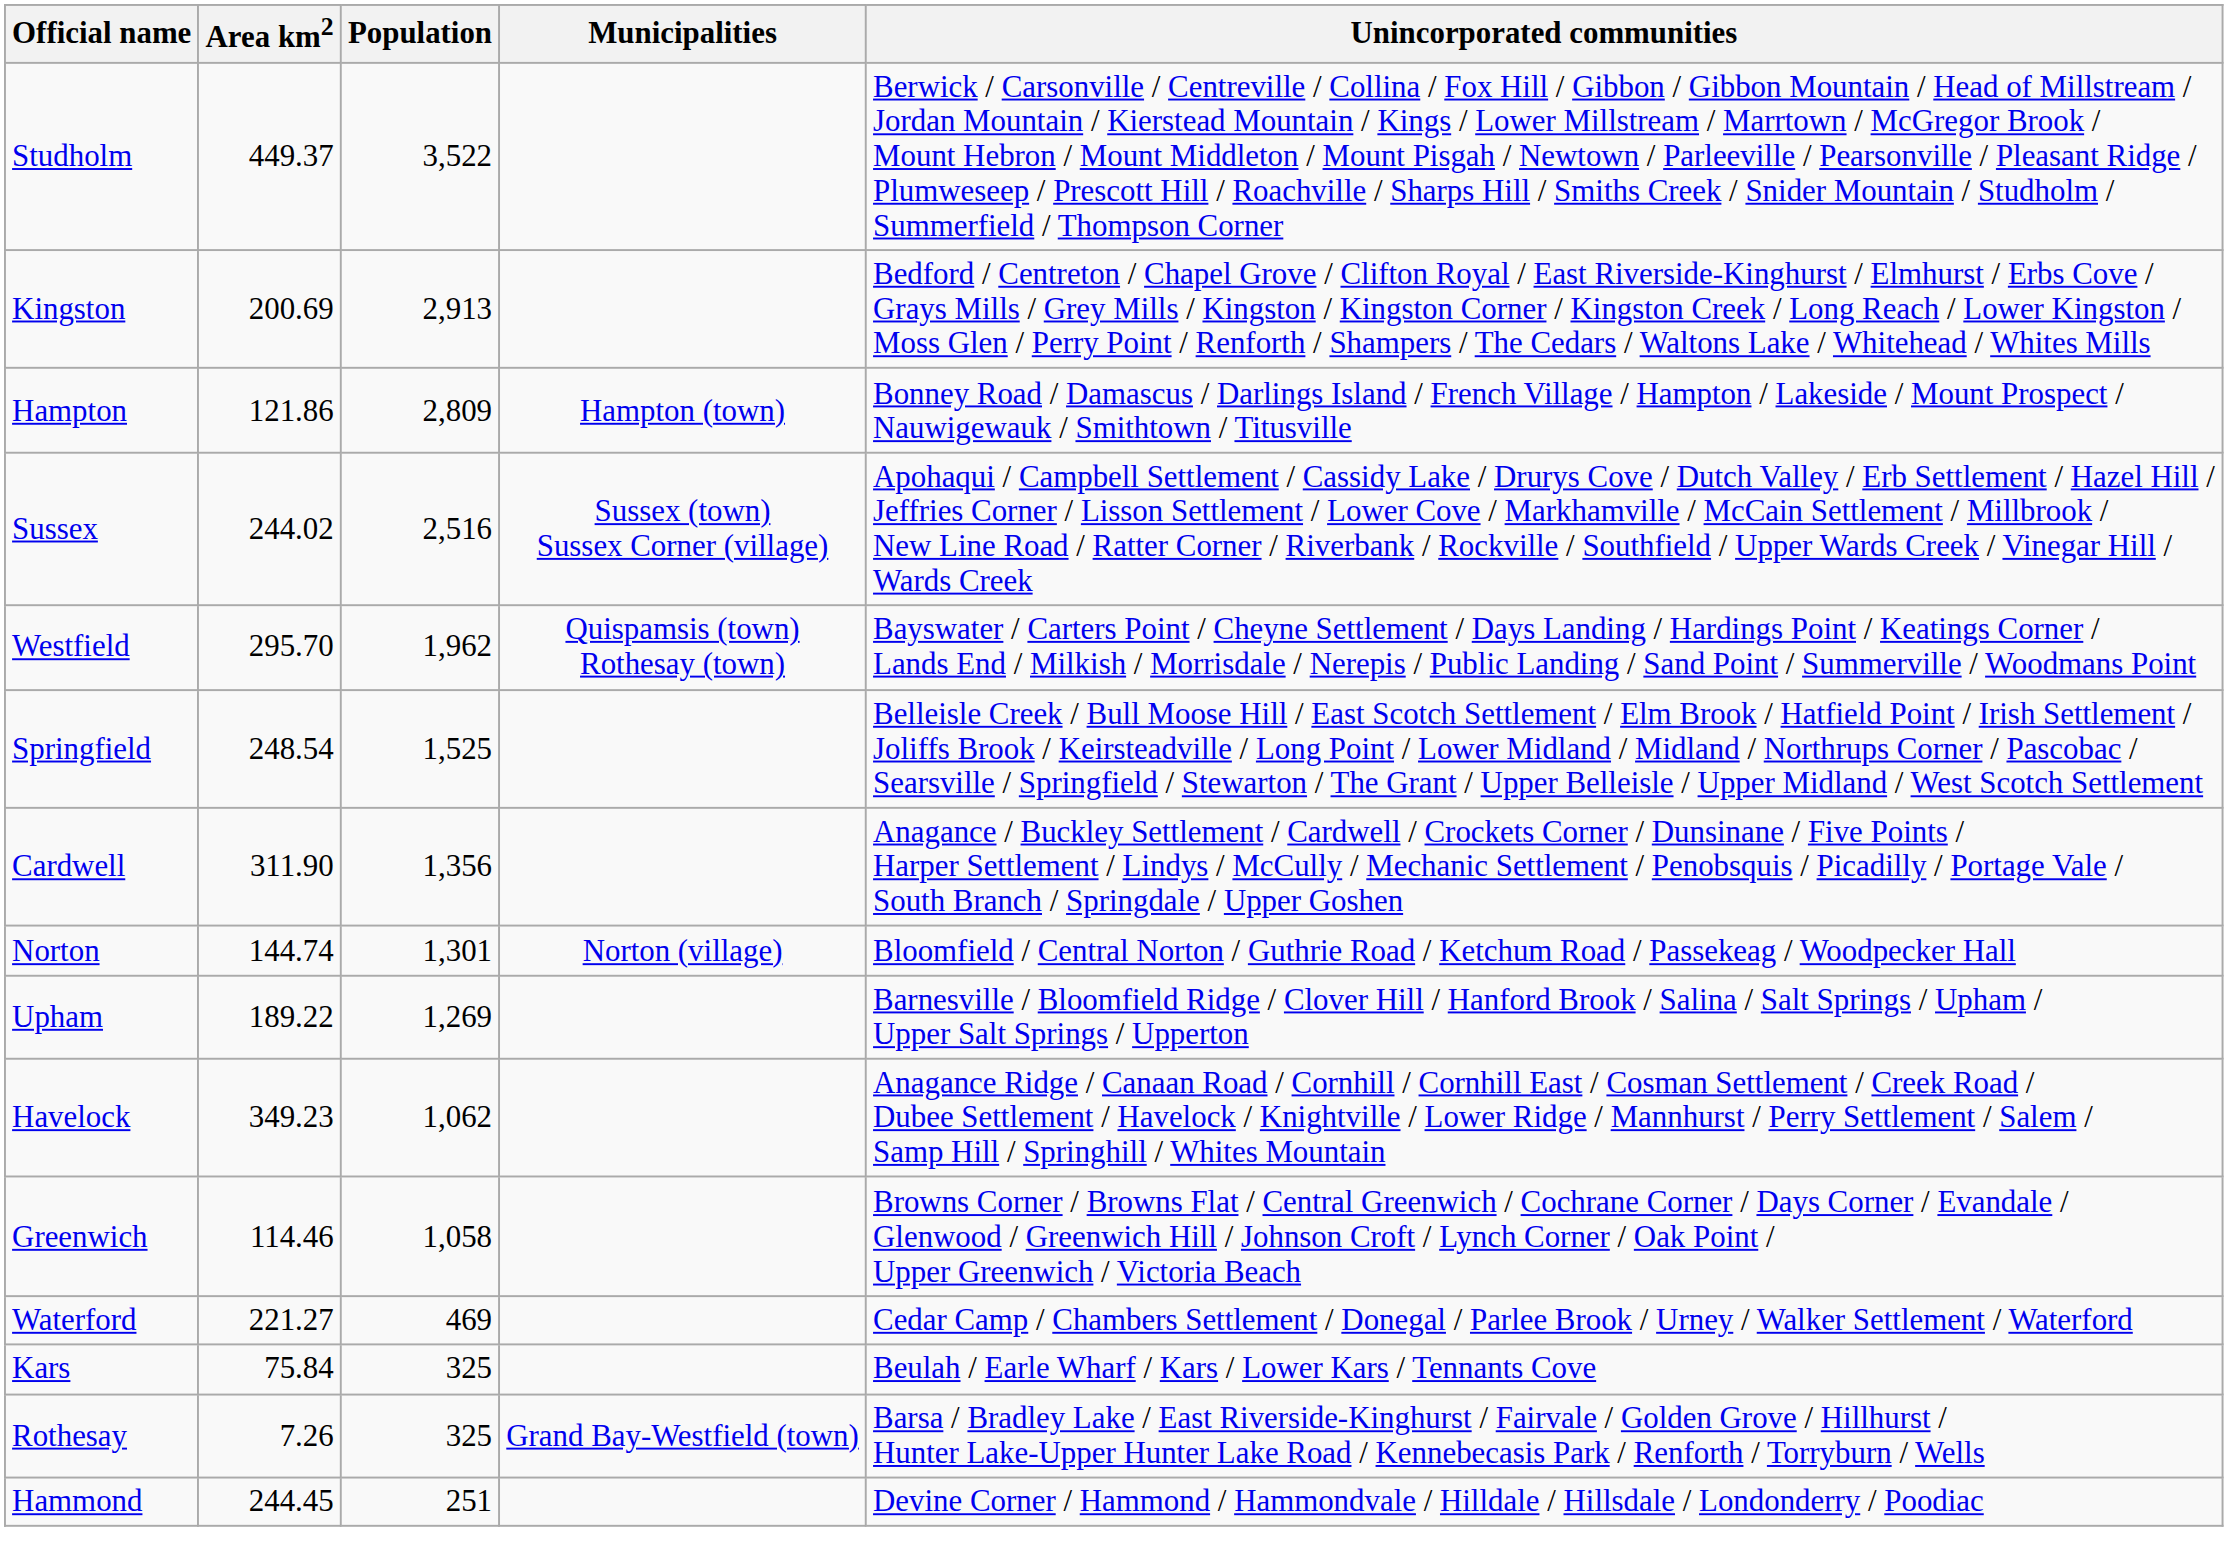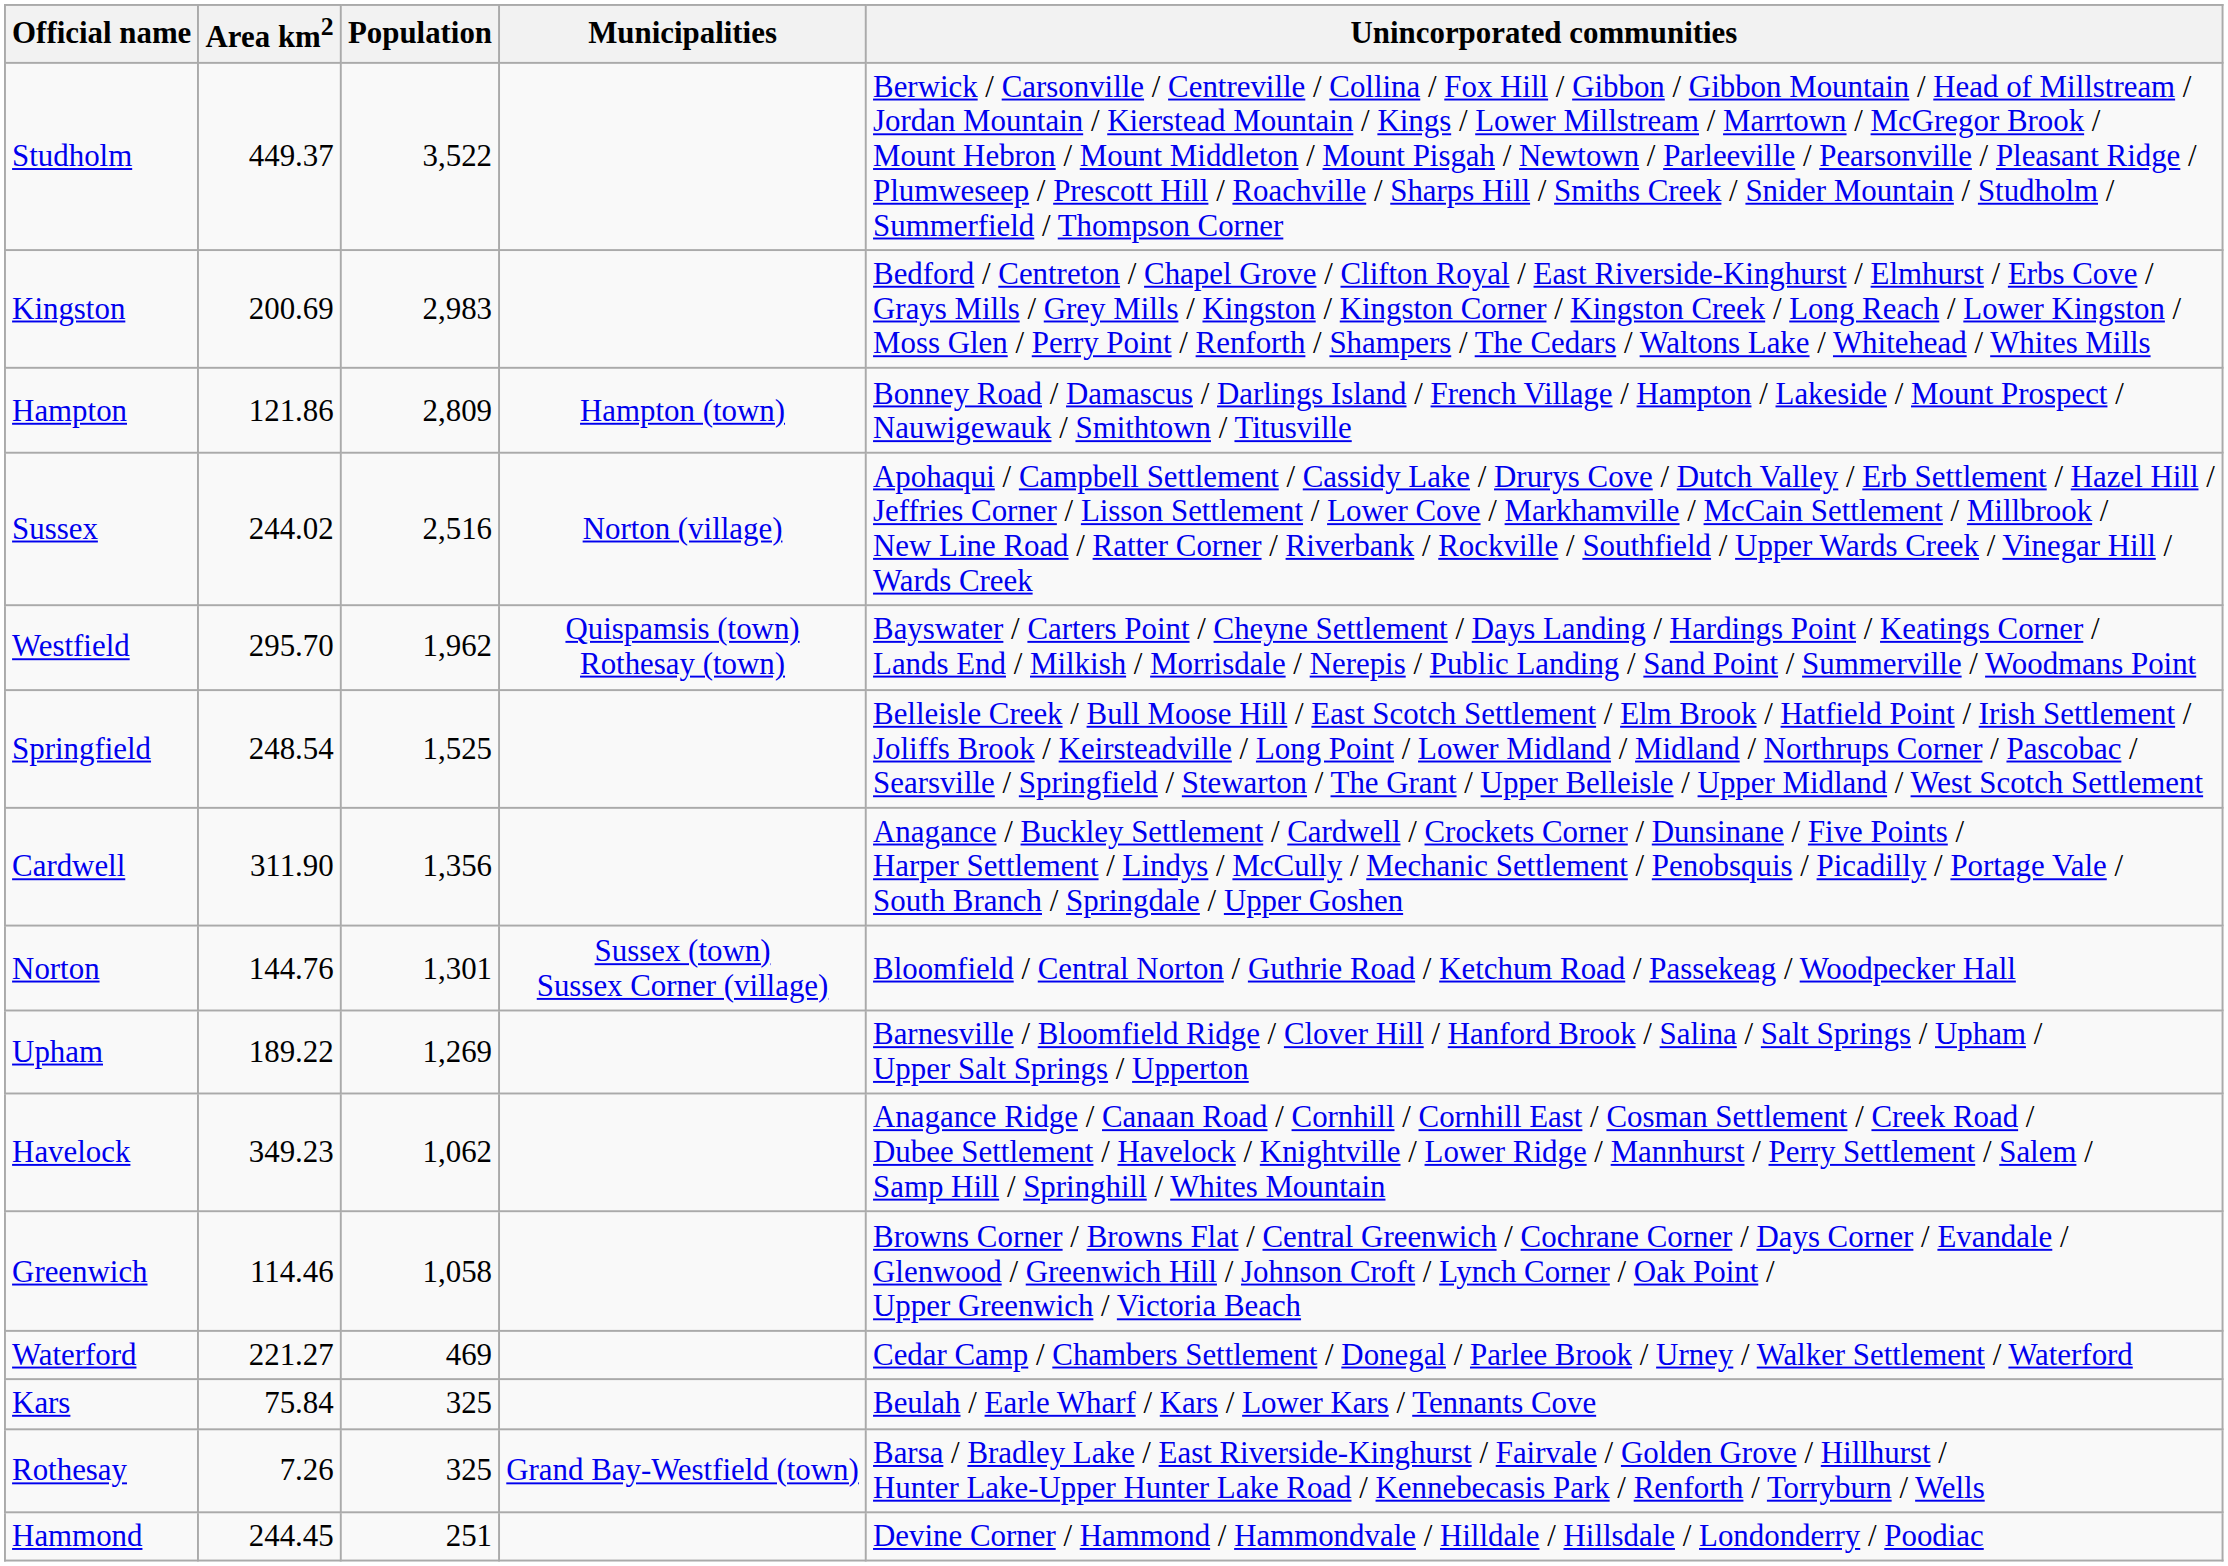(457, 308) 2,913 -> (457, 308) 2,983
(683, 528) Sussex (town) Sussex Corner (village) -> (683, 528) Norton (village)
(291, 950) 144.74 -> (291, 967) 144.76
(683, 950) Norton (village) -> (683, 967) Sussex (town) Sussex Corner (village)
